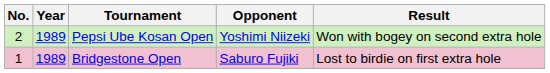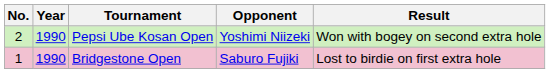(51, 37) 1989 -> (51, 37) 1990
(51, 58) 1989 -> (51, 58) 1990
